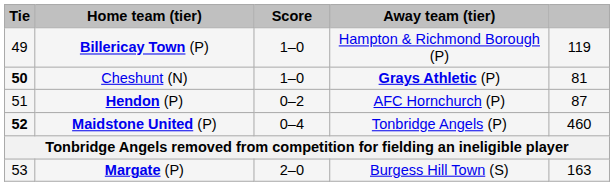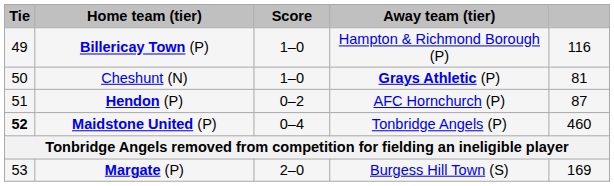(579, 47) 119 -> (579, 47) 116
(20, 78) bold -> (20, 78) normal
(579, 170) 163 -> (579, 170) 169
